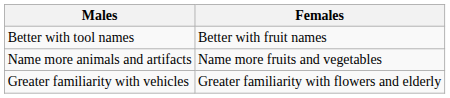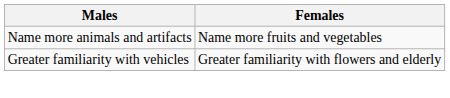- row: (71, 37)
